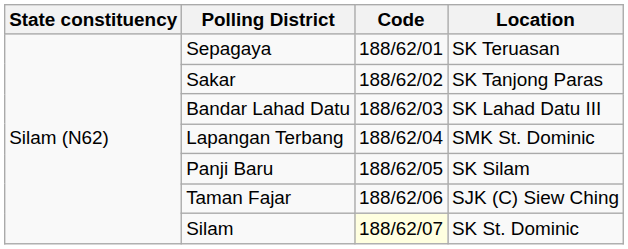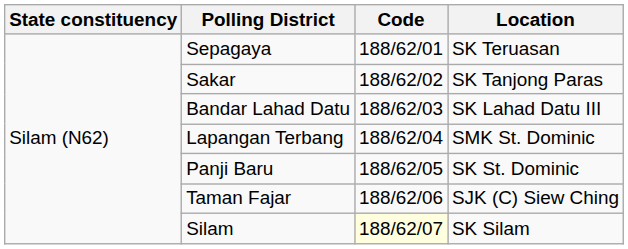(491, 168) SK Silam -> (516, 168) SK St. Dominic
(516, 228) SK St. Dominic -> (491, 228) SK Silam
